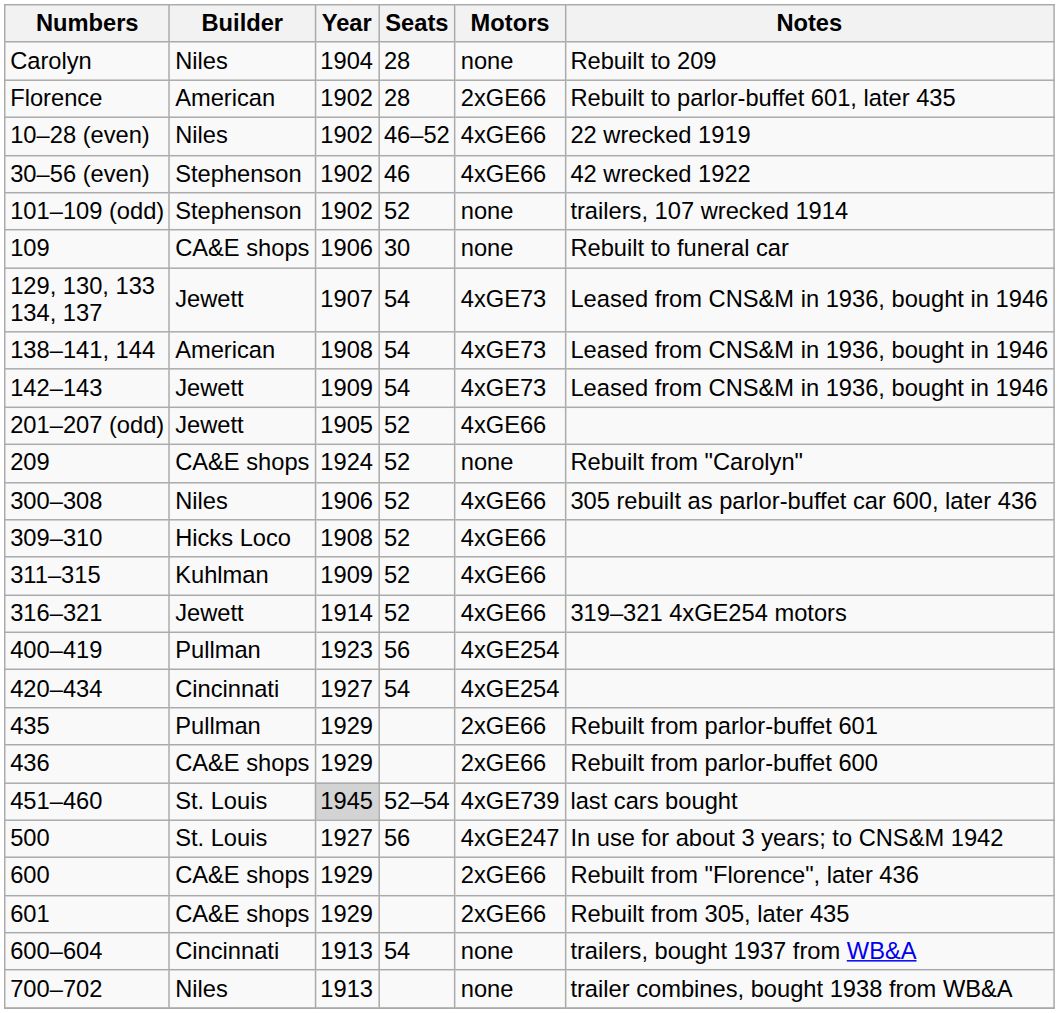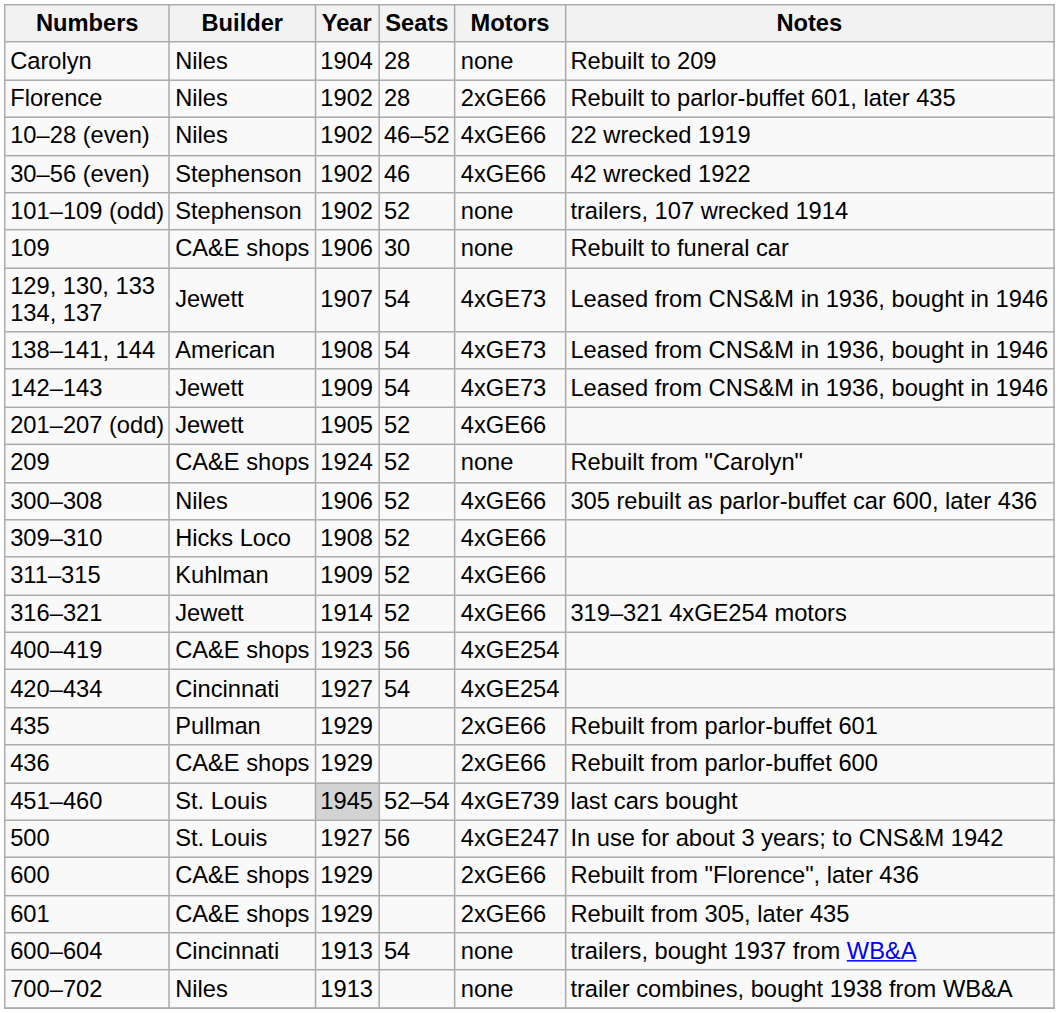(225, 98) American -> (201, 98) Niles
(218, 650) Pullman -> (242, 650) CA&E shops
